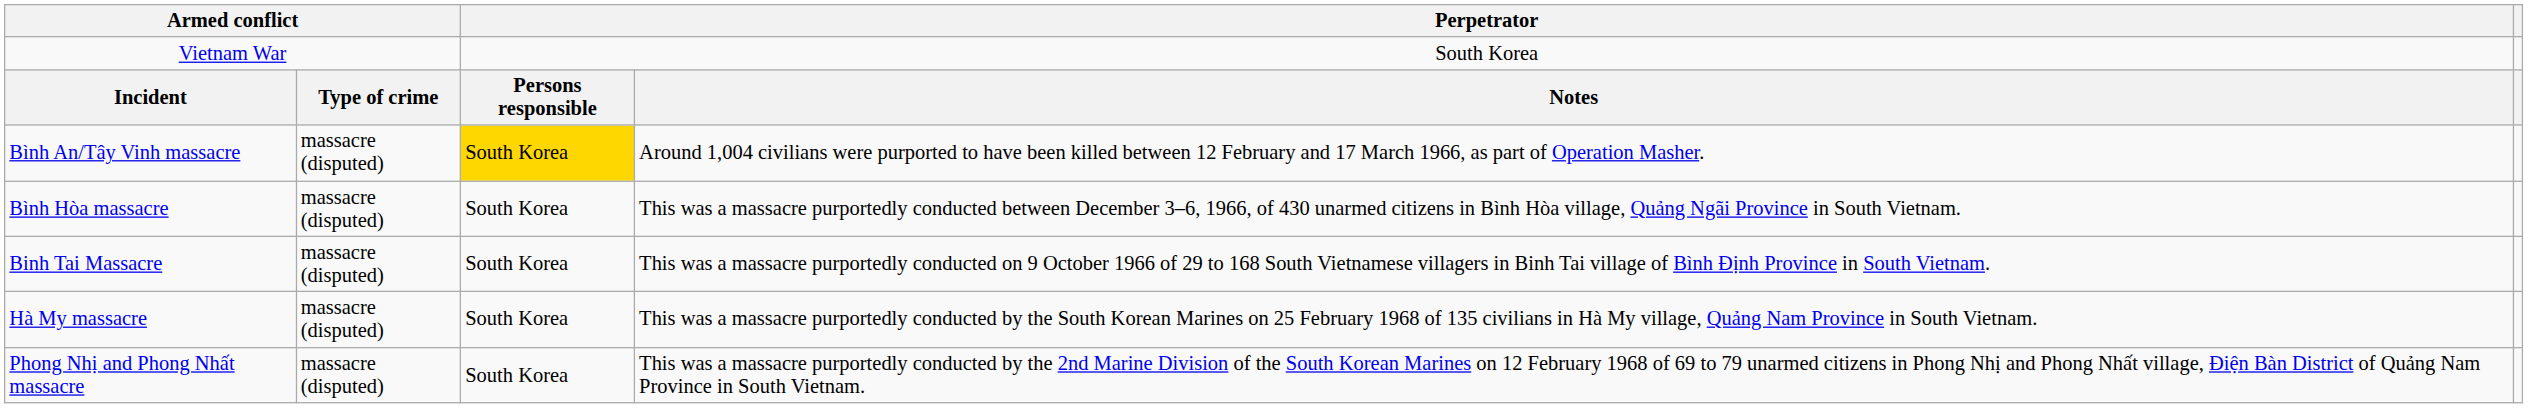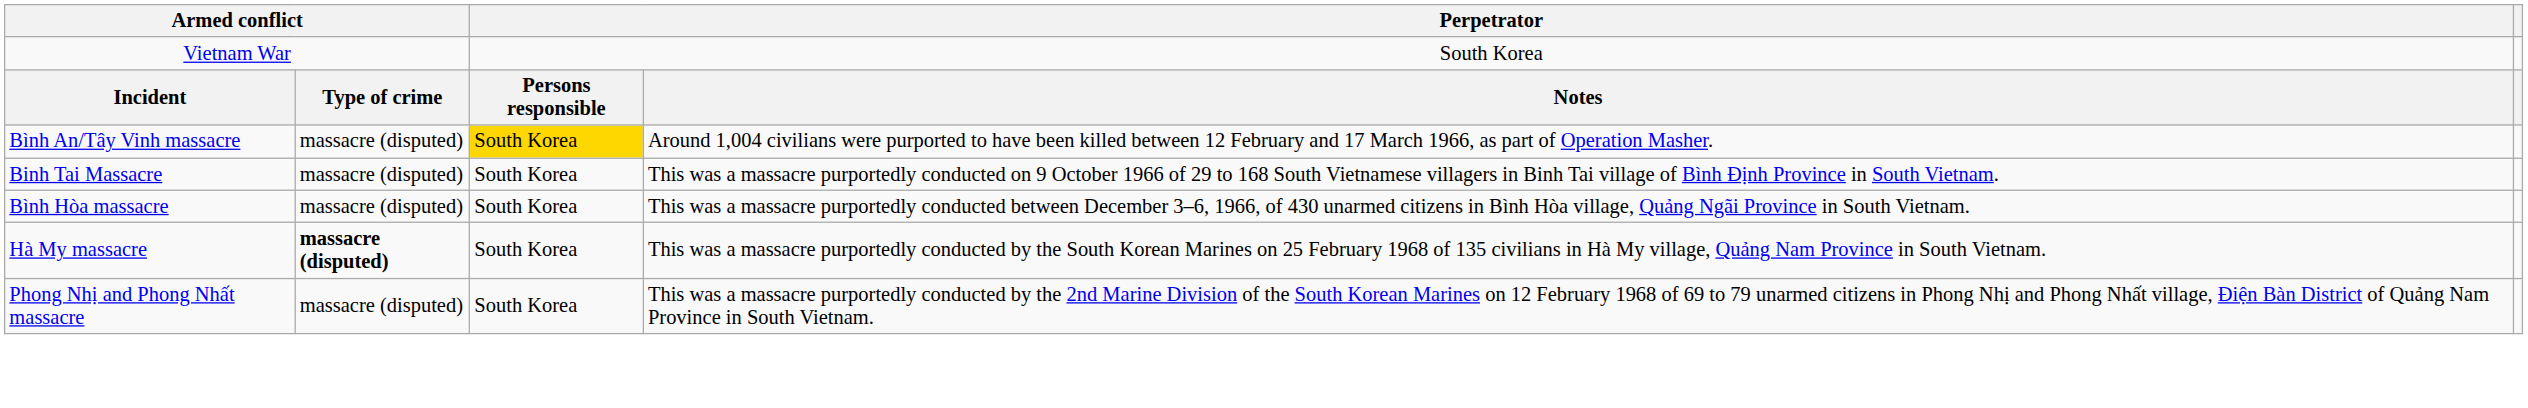rows swapped: (86, 263) <-> (89, 208)
(342, 319) normal -> (344, 250) bold
